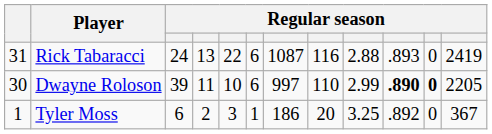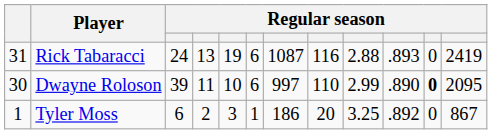(232, 56) 22 -> (232, 56) 19
(404, 85) bold -> (404, 85) normal
(464, 85) 2205 -> (464, 85) 2095
(464, 114) 367 -> (464, 114) 867
